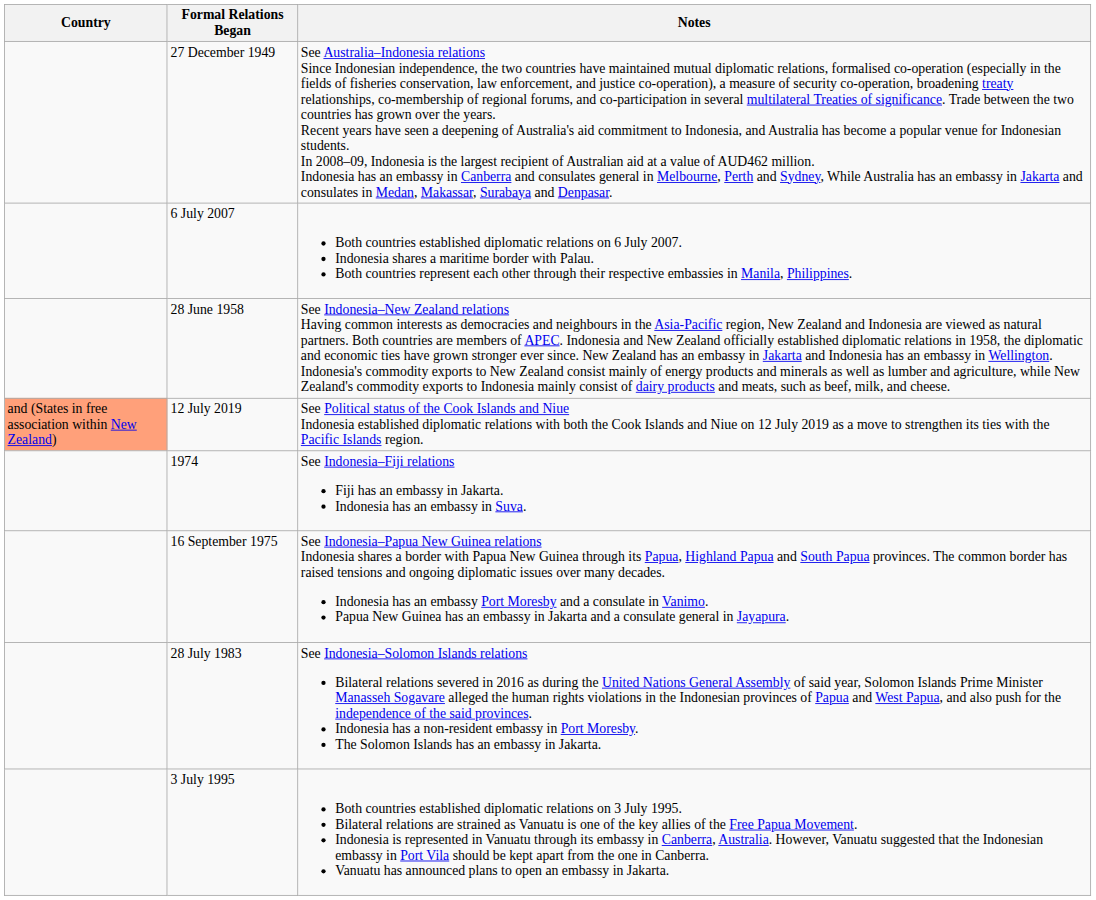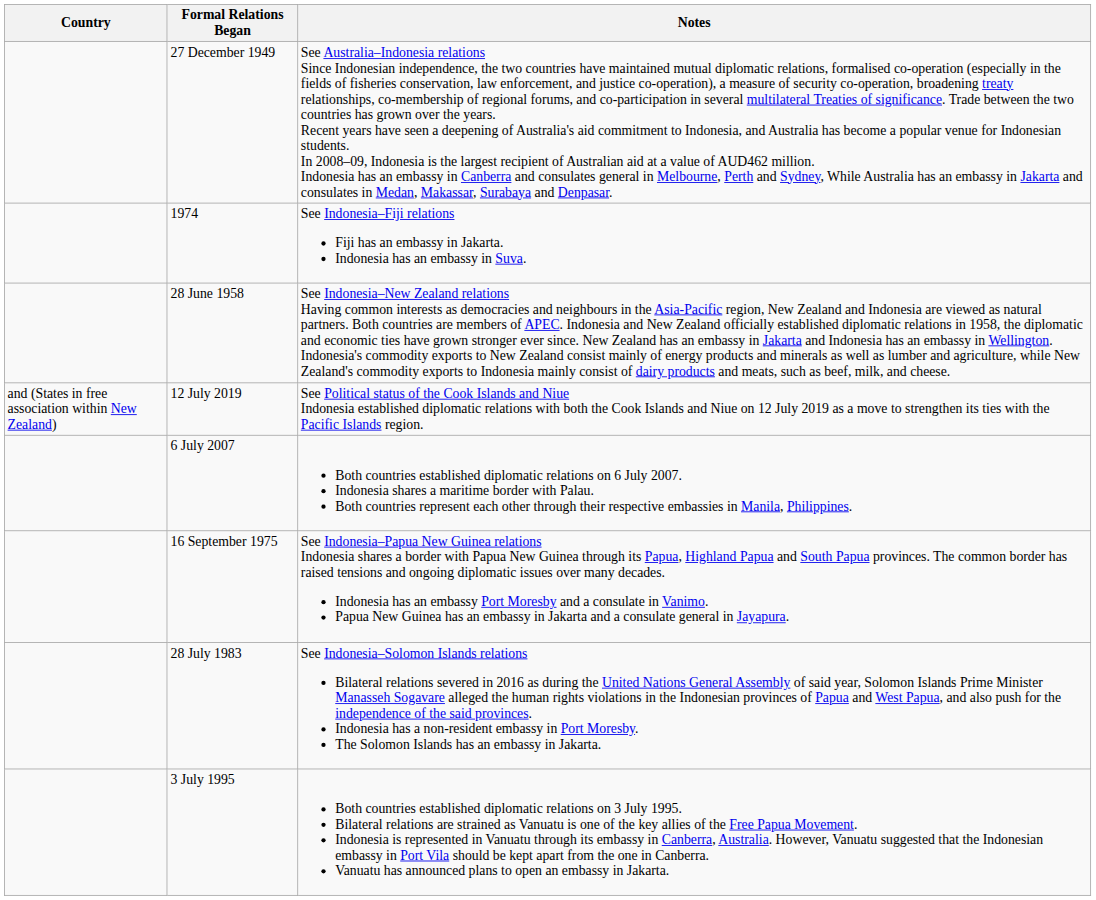rows swapped: (184, 461) <-> (203, 213)
(72, 424) lightsalmon background -> (72, 408) no background
